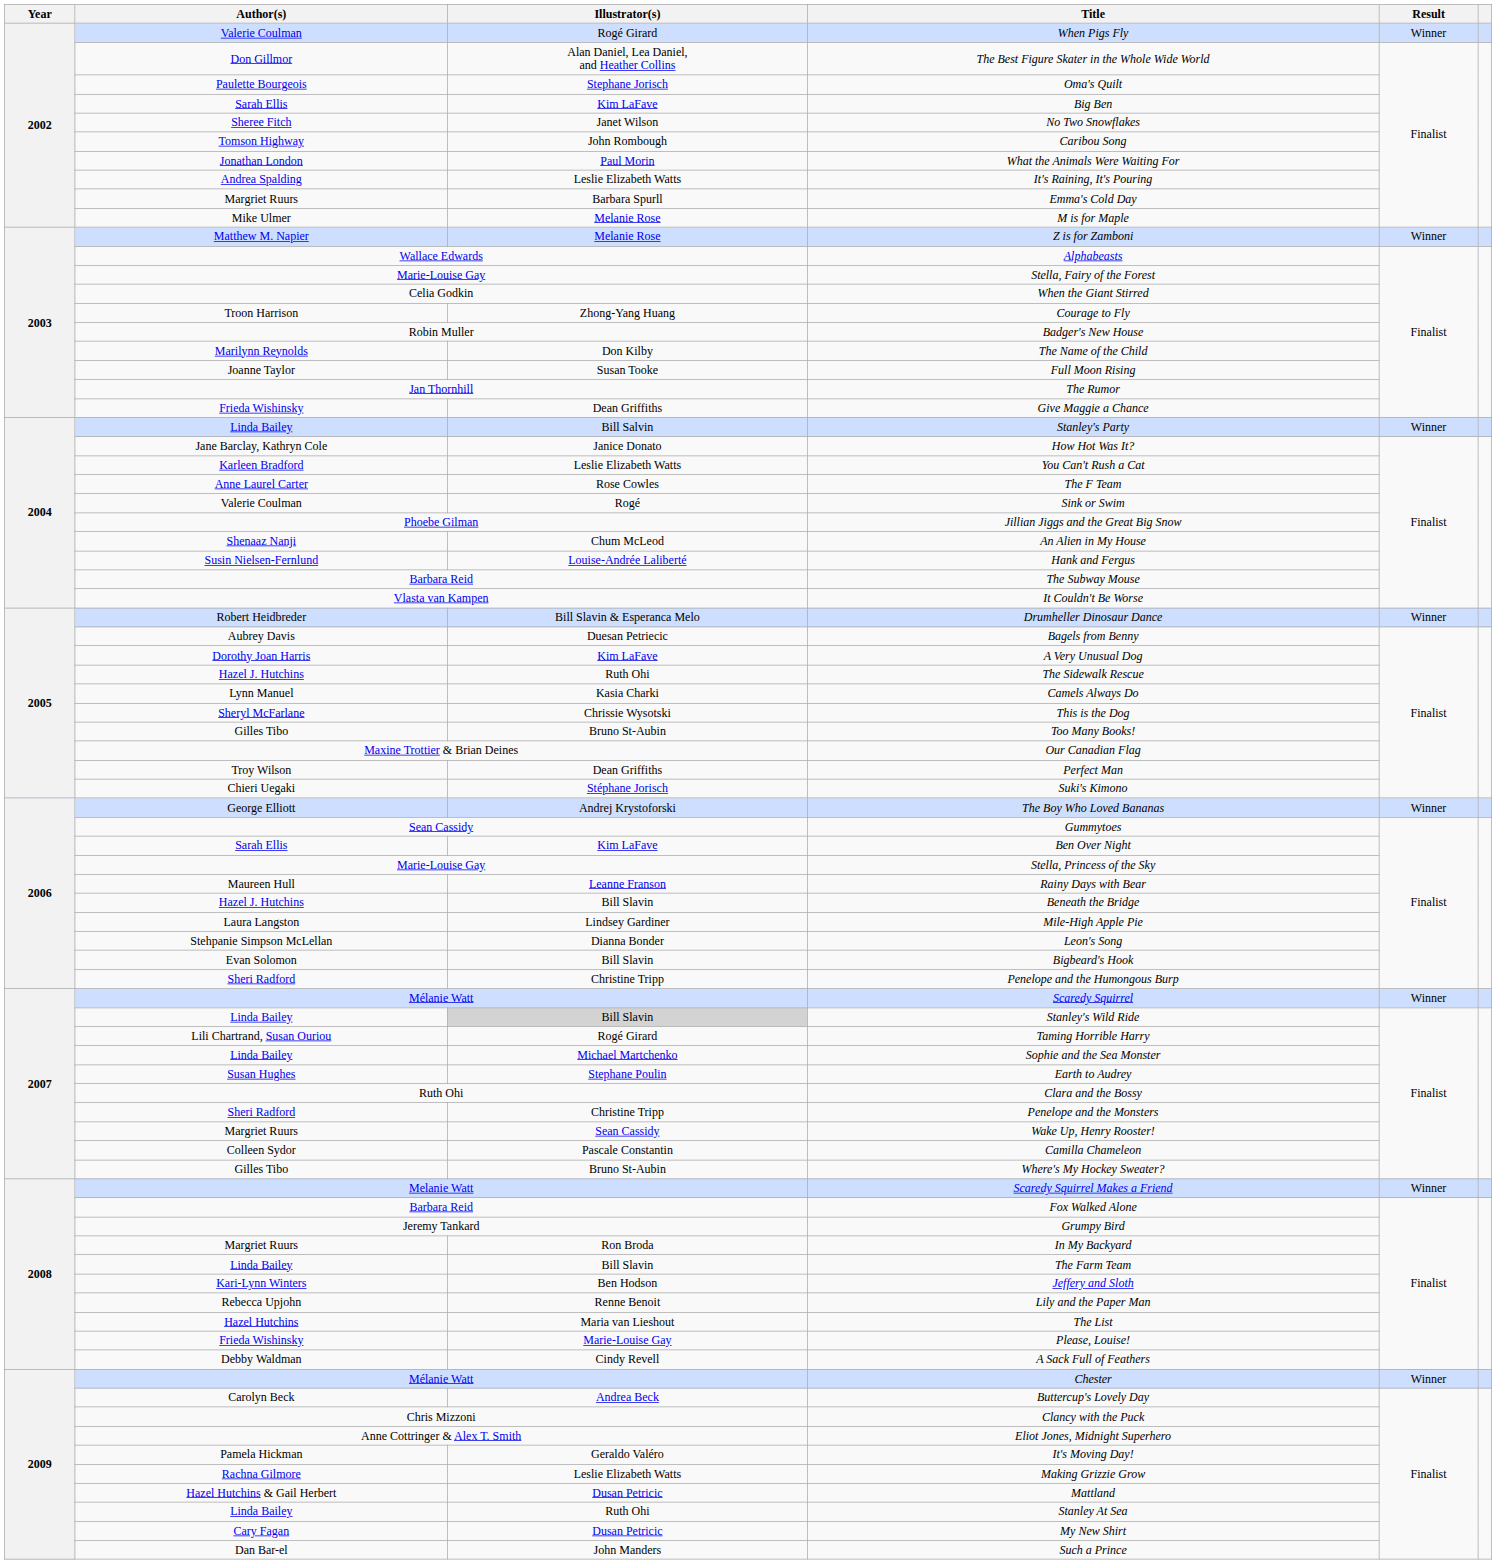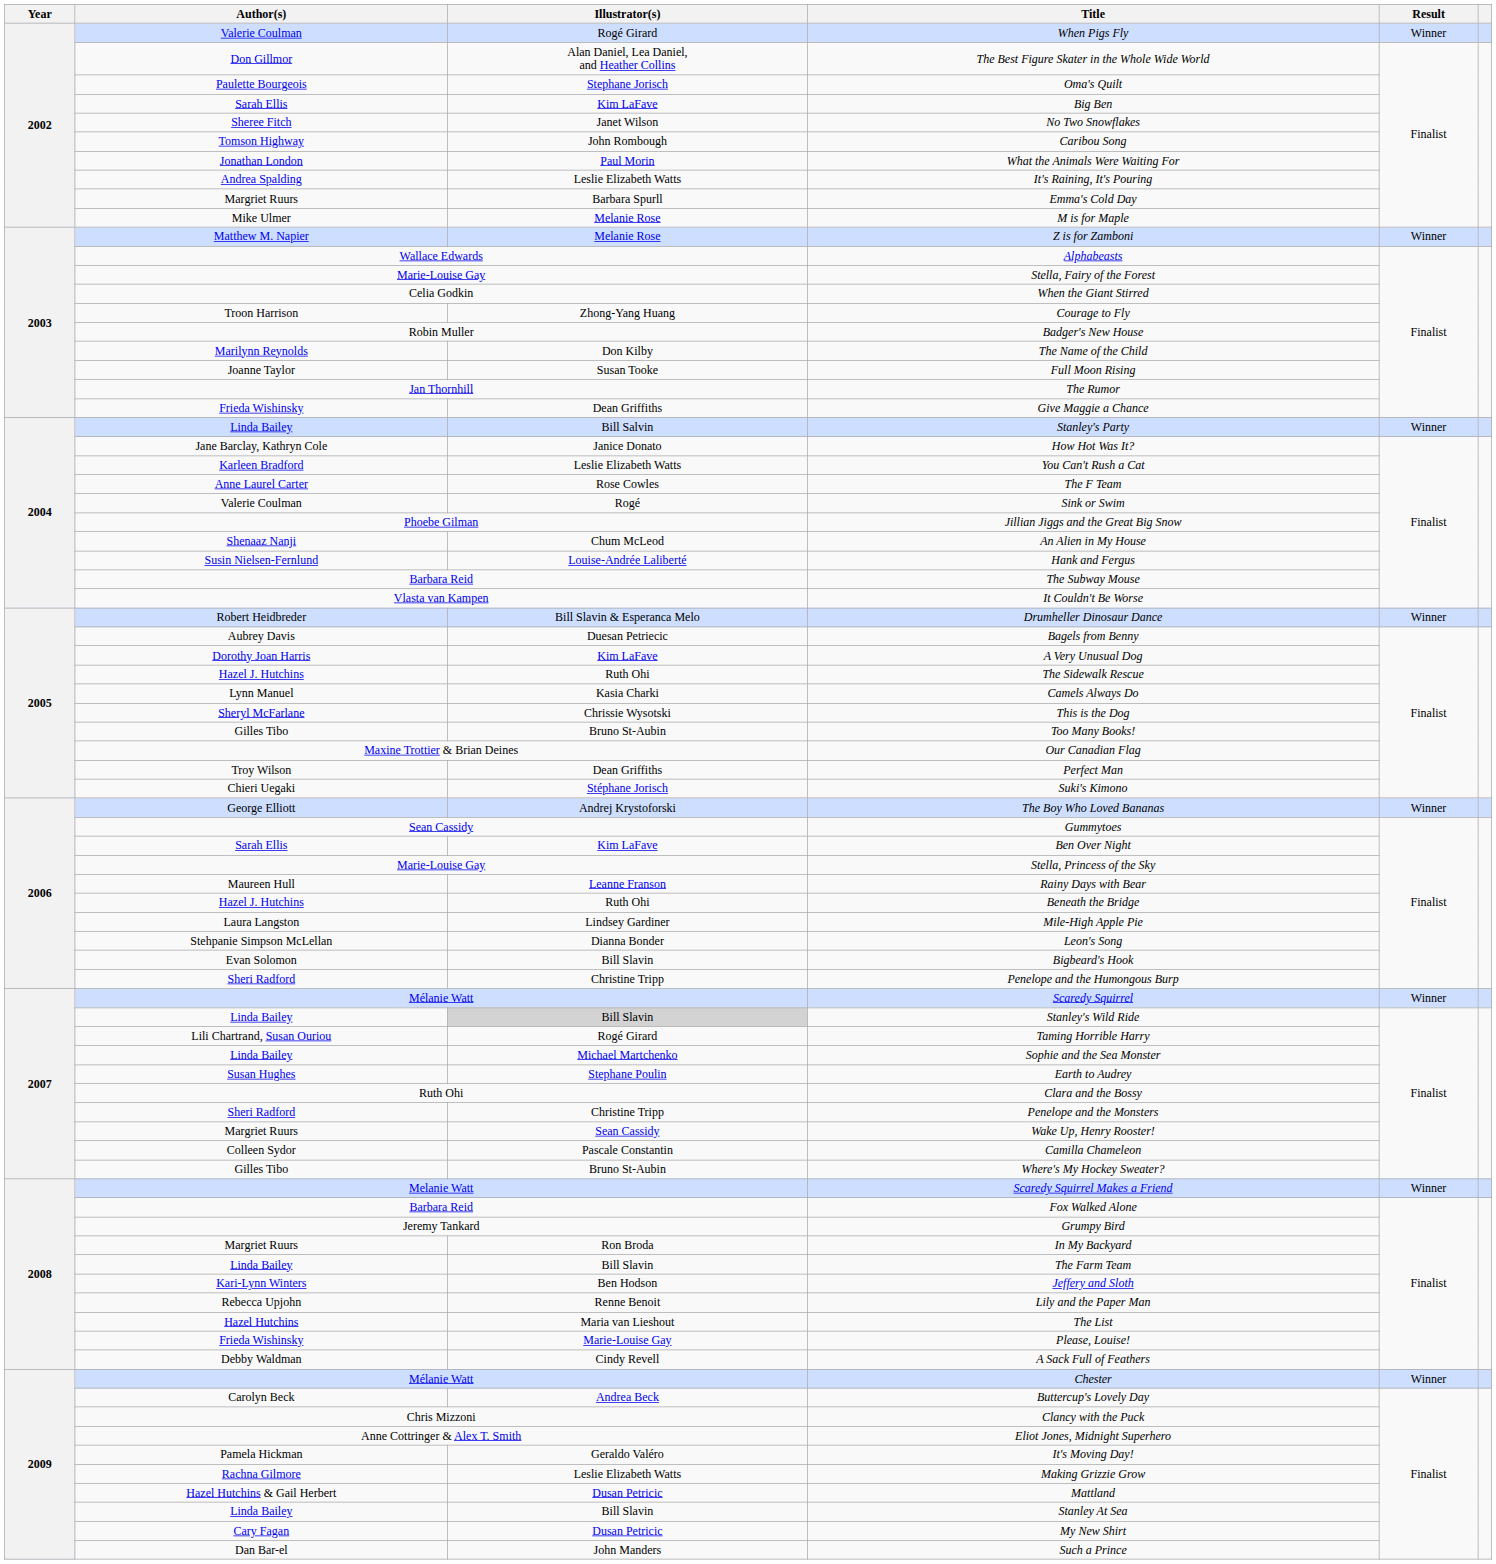(627, 902) Bill Slavin -> (627, 902) Ruth Ohi
(627, 1511) Ruth Ohi -> (627, 1511) Bill Slavin
